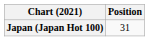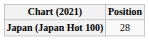(125, 28) 31 -> (125, 28) 28
